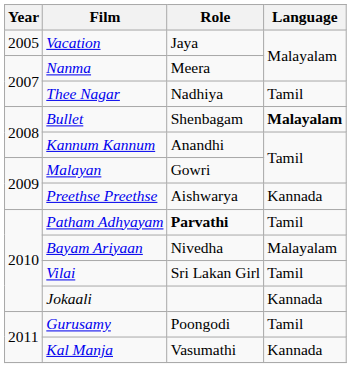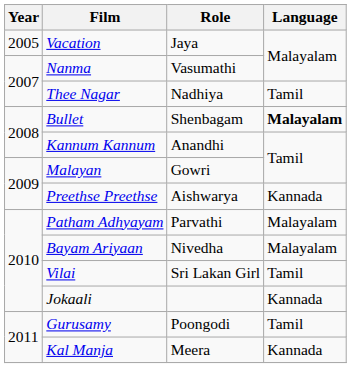(190, 68) Meera -> (203, 68) Vasumathi
(200, 221) bold -> (196, 221) normal
(285, 221) Tamil -> (302, 221) Malayalam
(203, 349) Vasumathi -> (190, 349) Meera
